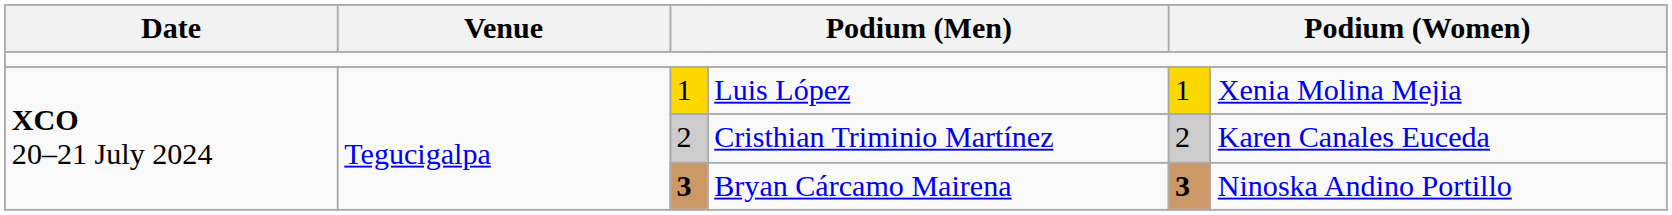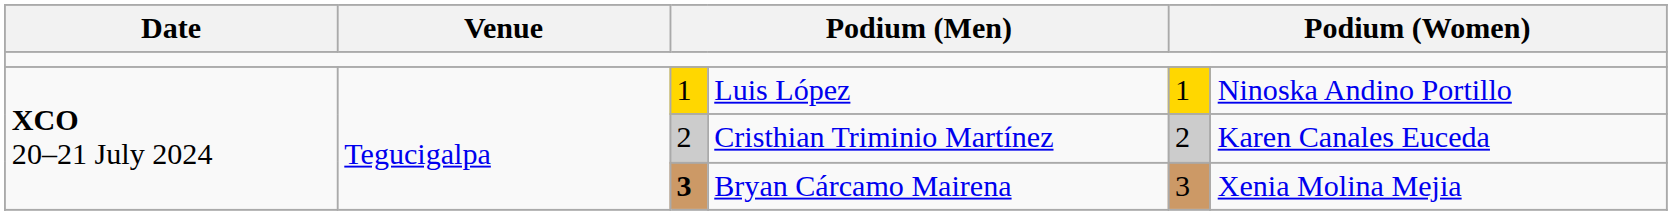(1340, 89) Xenia Molina Mejia -> (1365, 89) Ninoska Andino Portillo
(1182, 185) bold -> (1182, 185) normal
(1365, 185) Ninoska Andino Portillo -> (1340, 185) Xenia Molina Mejia
